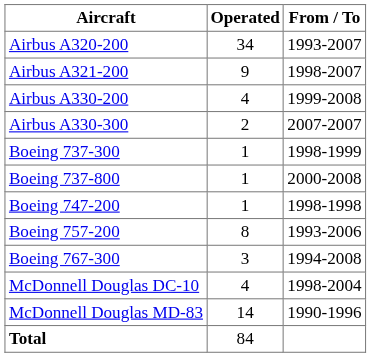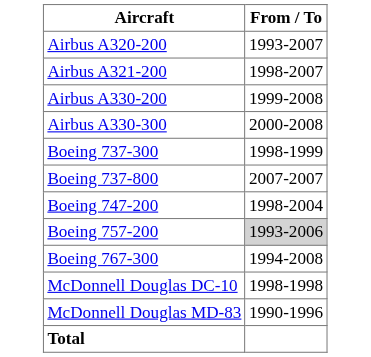- column: (245, 17)
(324, 124) 2007-2007 -> (286, 124) 2000-2008
(324, 178) 2000-2008 -> (286, 178) 2007-2007
(324, 205) 1998-1998 -> (286, 205) 1998-2004
(324, 231) no background -> (286, 231) lightgrey background
(324, 285) 1998-2004 -> (286, 285) 1998-1998
